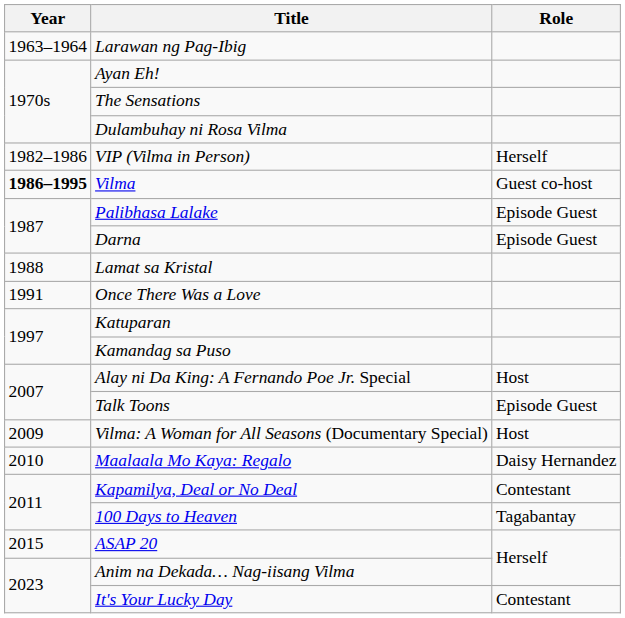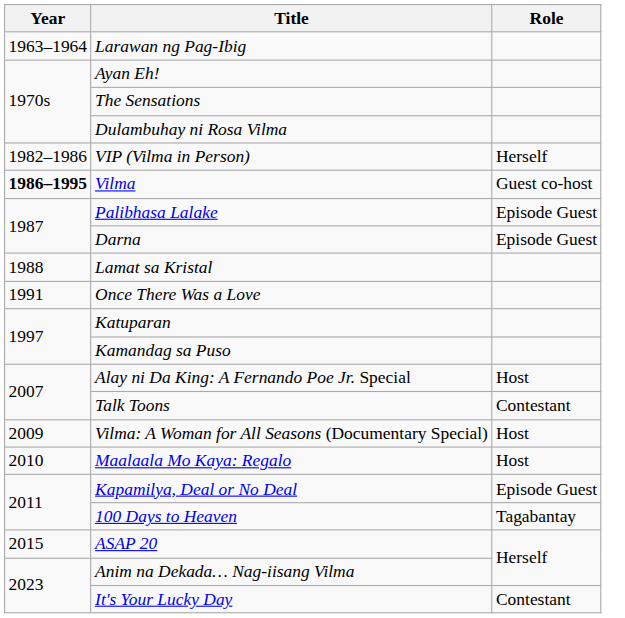(547, 405) Episode Guest -> (533, 405) Contestant
(556, 460) Daisy Hernandez -> (512, 460) Host
(533, 488) Contestant -> (547, 488) Episode Guest
